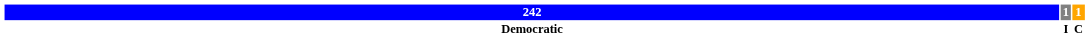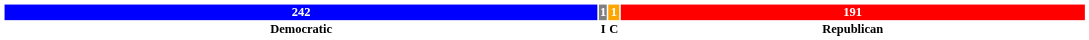+ column: (853, 12)
